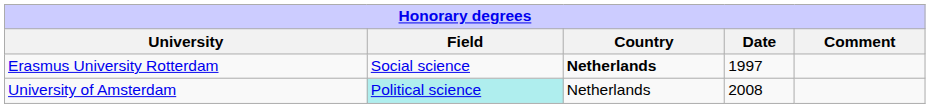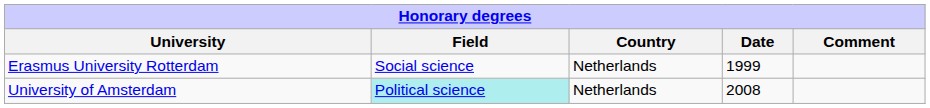(612, 66) bold -> (615, 66) normal
(745, 66) 1997 -> (743, 66) 1999
